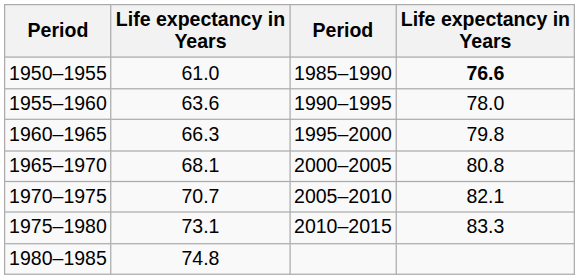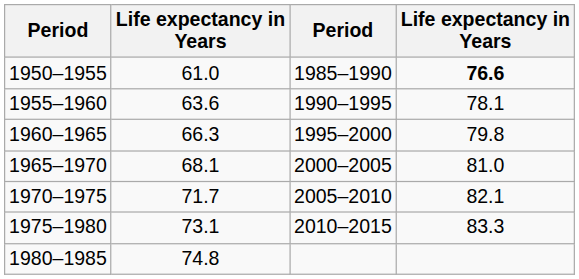(485, 103) 78.0 -> (485, 103) 78.1
(485, 165) 80.8 -> (485, 165) 81.0
(200, 196) 70.7 -> (200, 196) 71.7
